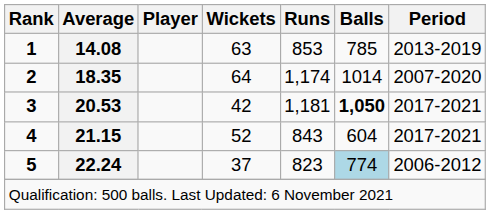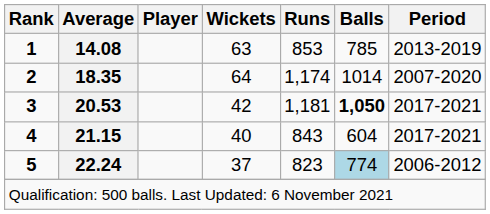(241, 135) 52 -> (241, 135) 40
